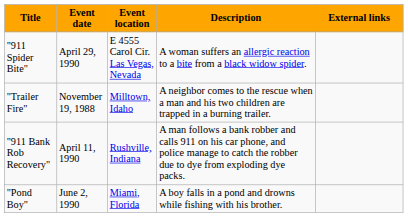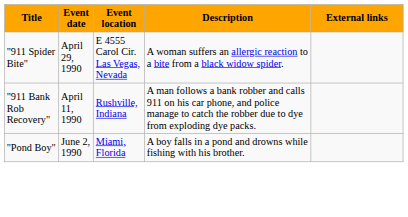- row: (23, 102)
